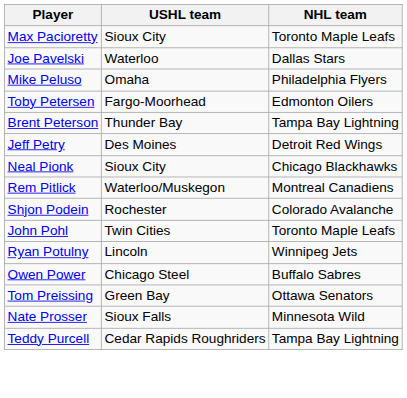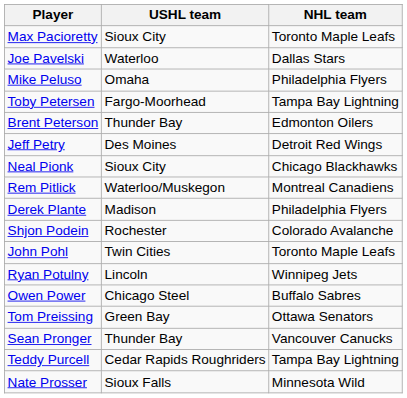(322, 101) Edmonton Oilers -> (335, 101) Tampa Bay Lightning
(335, 123) Tampa Bay Lightning -> (322, 123) Edmonton Oilers
+ row: (47, 209)
+ row: (50, 338)
rows swapped: (47, 317) <-> (48, 338)
